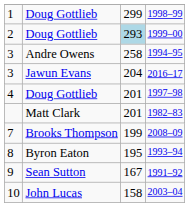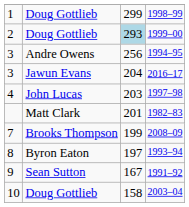(133, 53) 258 -> (133, 53) 256
(61, 93) Doug Gottlieb -> (54, 93) John Lucas
(133, 93) 201 -> (133, 93) 203
(133, 152) 195 -> (133, 152) 197
(54, 192) John Lucas -> (61, 192) Doug Gottlieb
